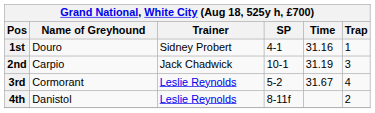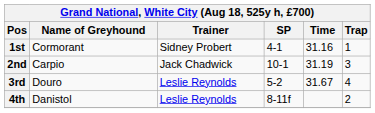(47, 47) Douro -> (58, 47) Cormorant
(58, 82) Cormorant -> (47, 82) Douro
